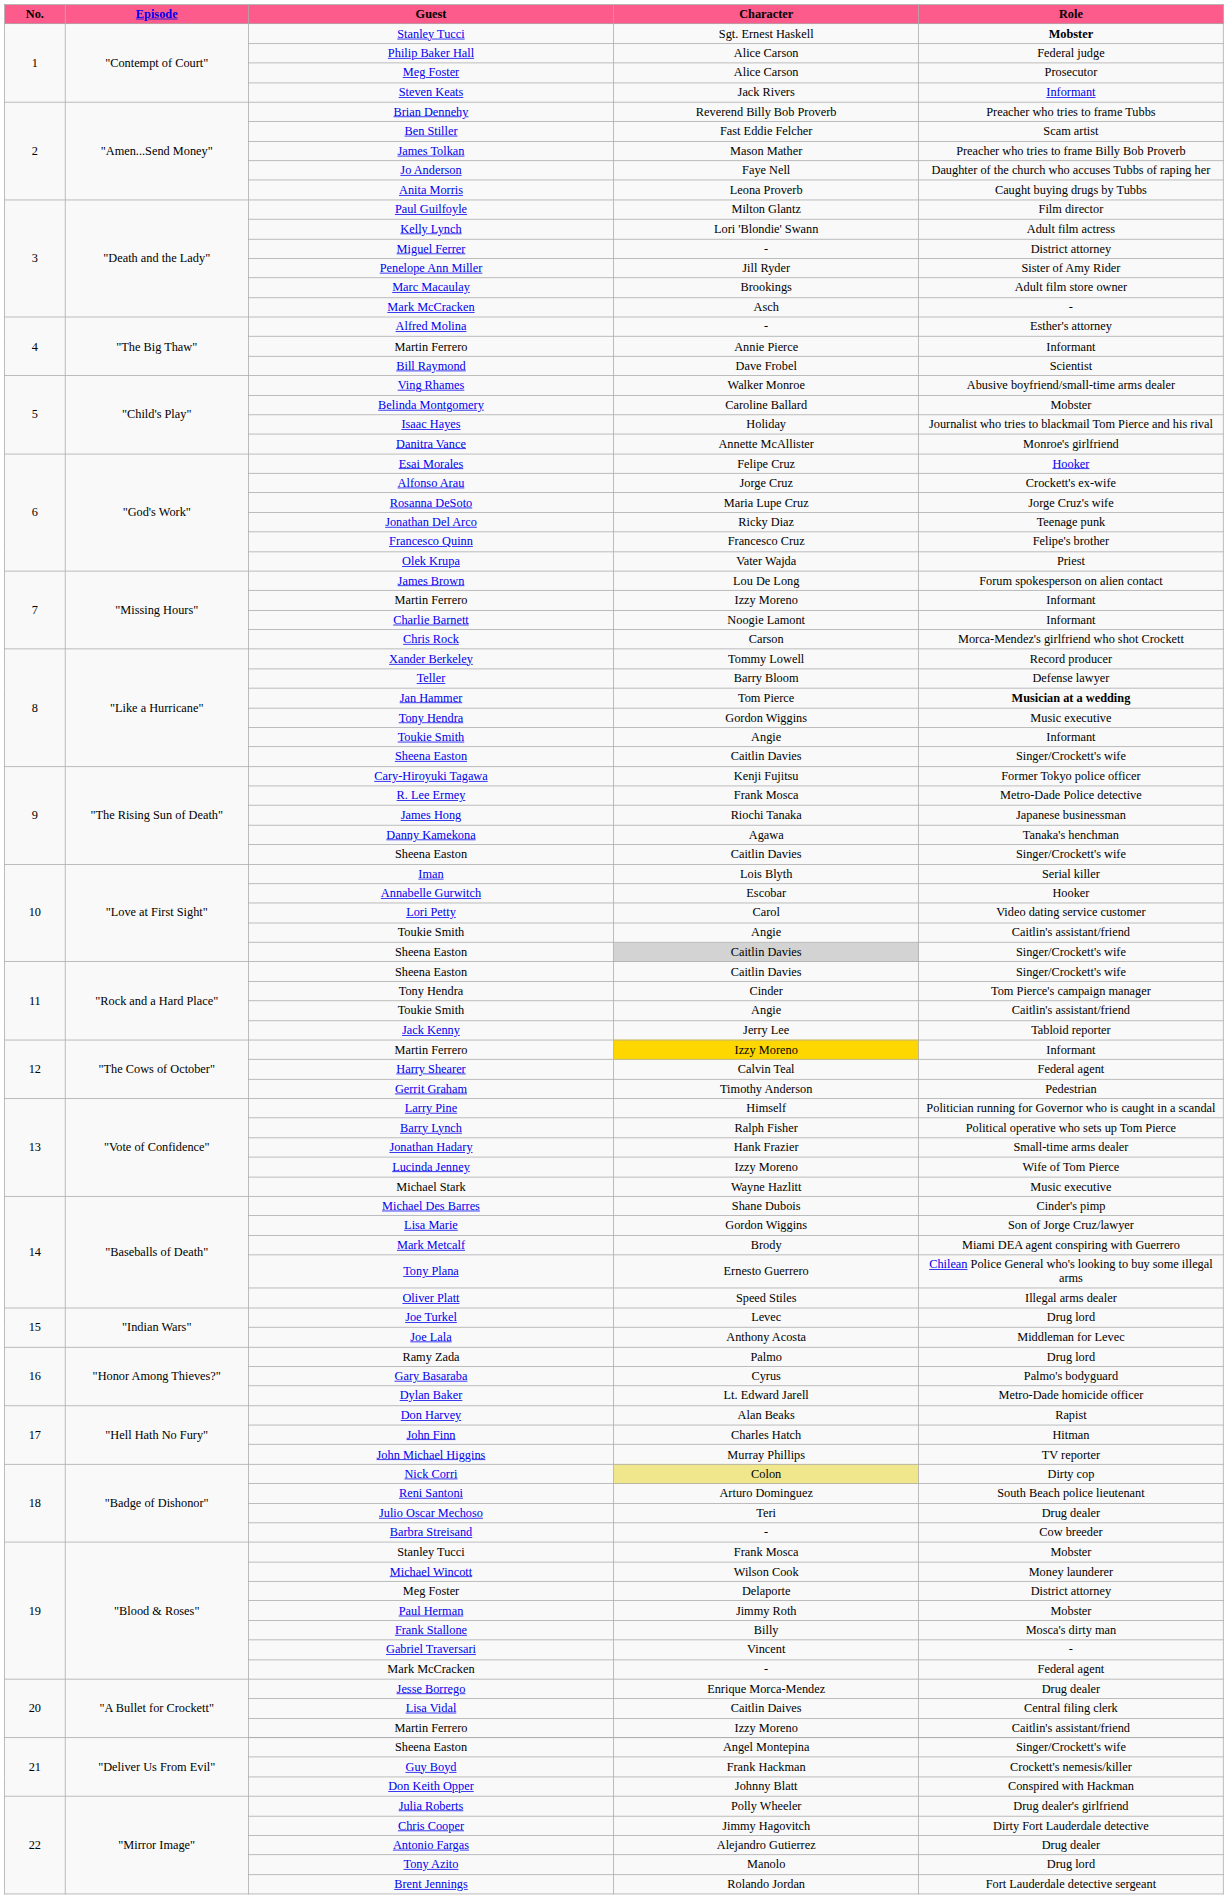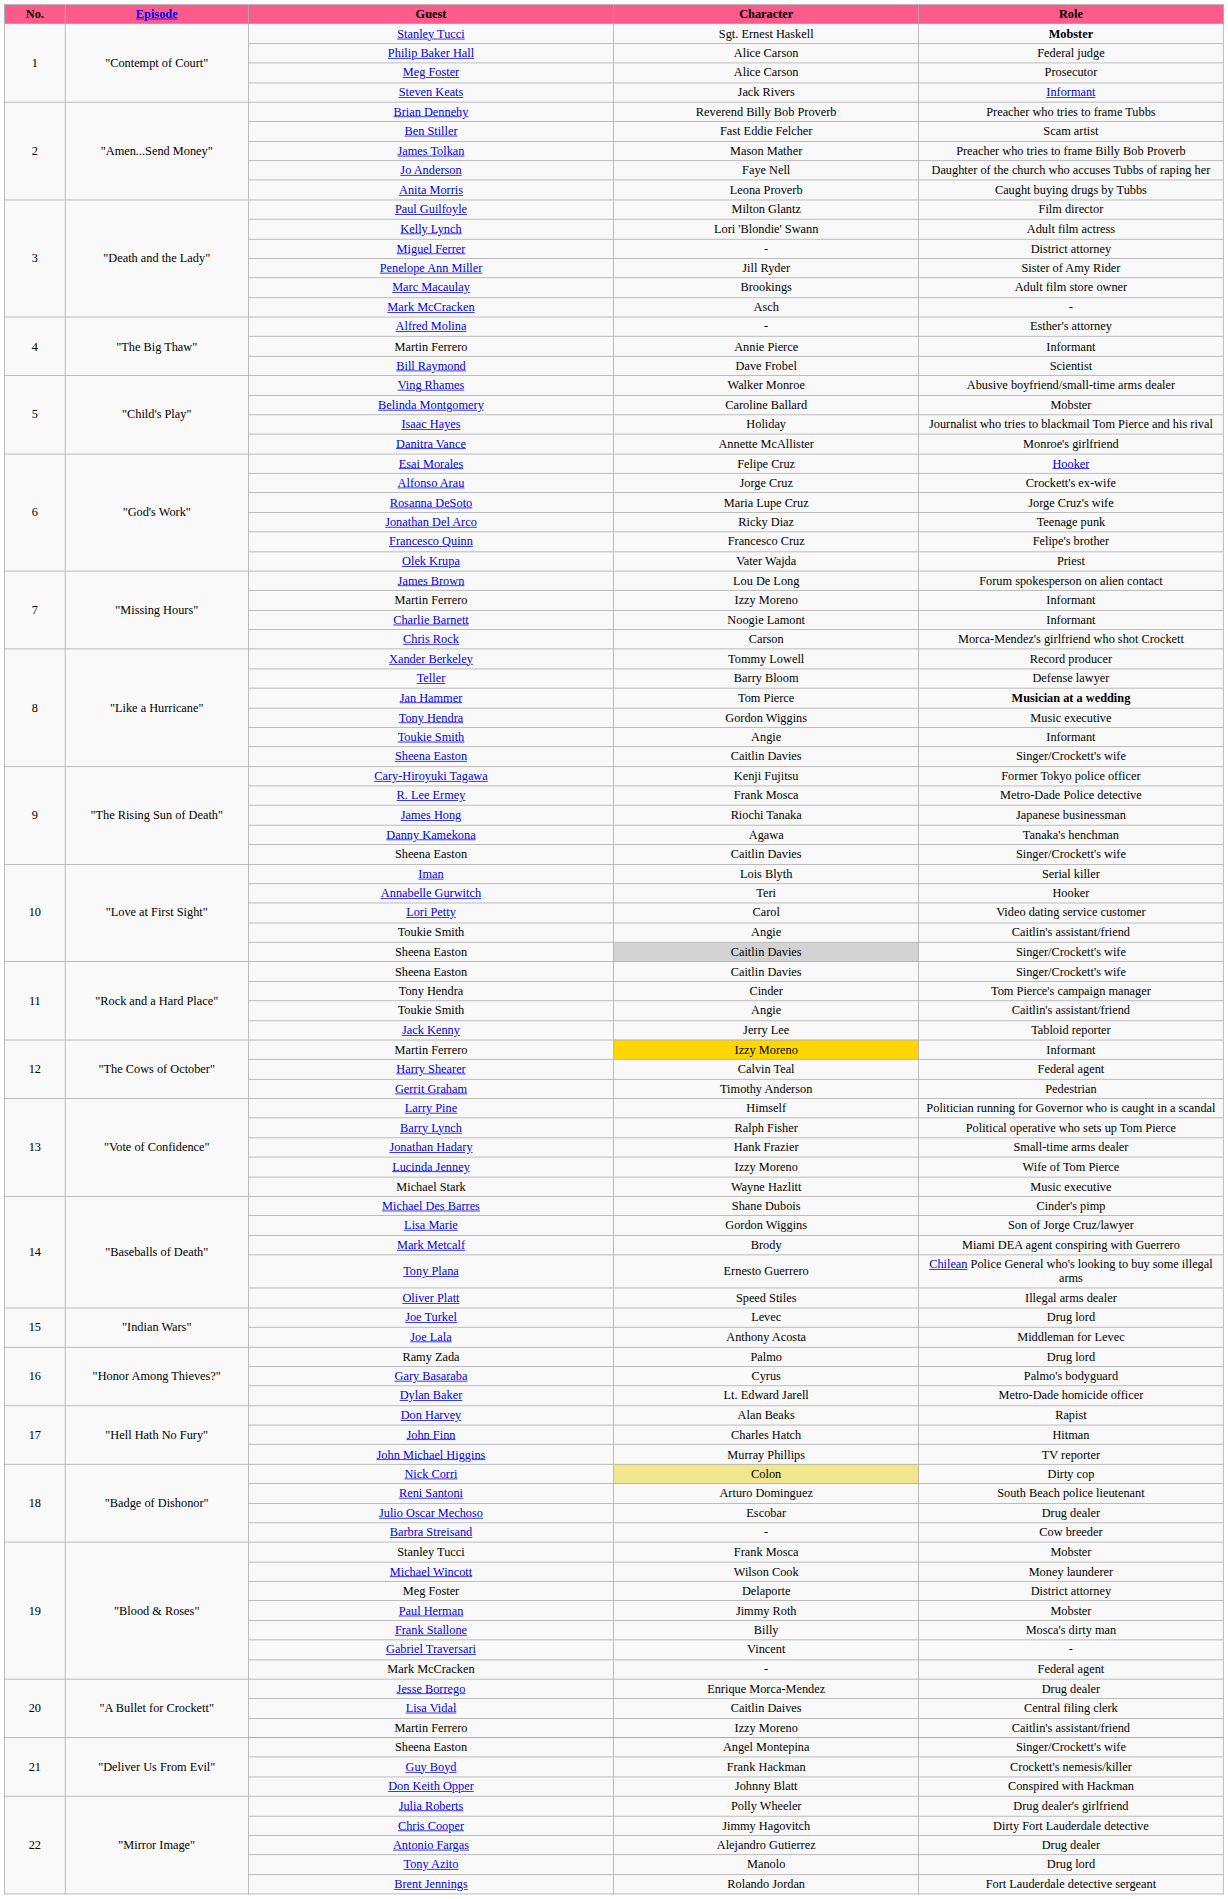(766, 893) Escobar -> (766, 893) Teri
(766, 1513) Teri -> (766, 1513) Escobar
